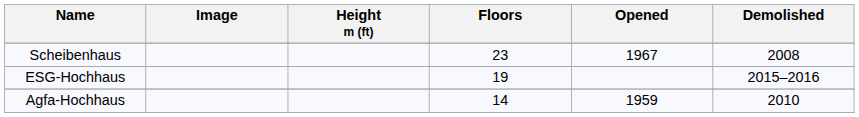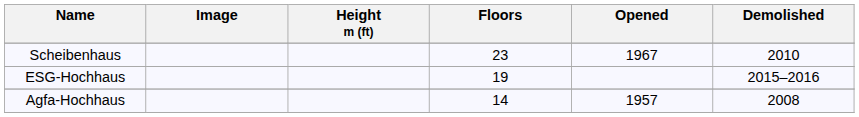(783, 54) 2008 -> (783, 54) 2010
(642, 100) 1959 -> (642, 100) 1957
(783, 100) 2010 -> (783, 100) 2008
